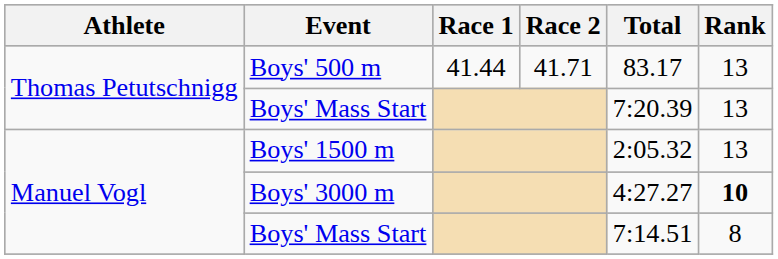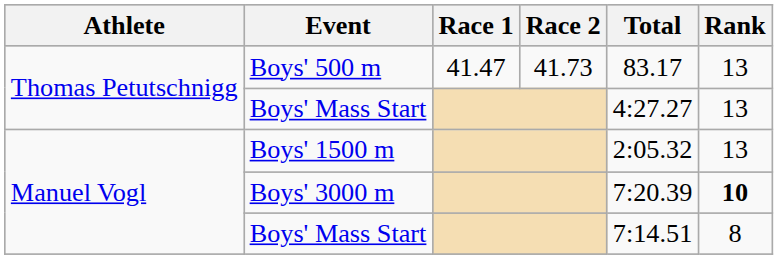(476, 66) 41.44 -> (476, 66) 41.47
(563, 66) 41.71 -> (563, 66) 41.73
(653, 108) 7:20.39 -> (653, 108) 4:27.27
(653, 191) 4:27.27 -> (653, 191) 7:20.39
